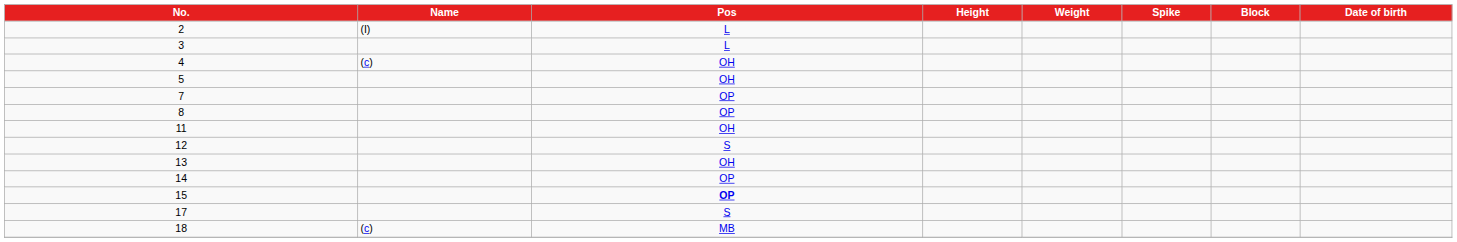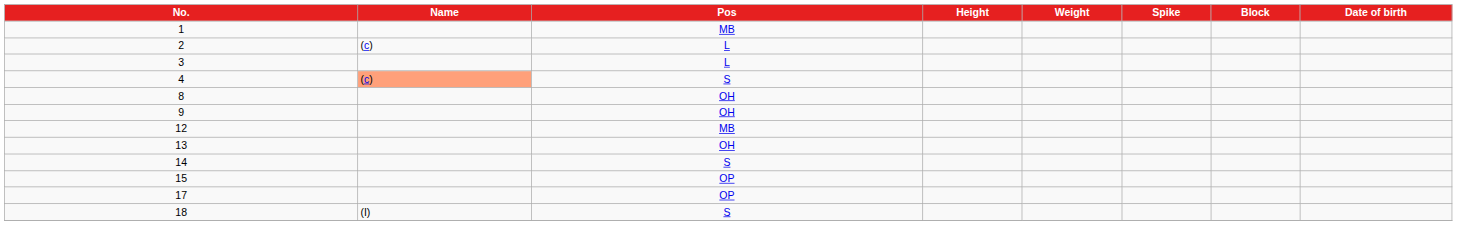+ row: (181, 30)
(365, 30) (I) -> (367, 46) (c)
(367, 63) no background -> (367, 79) lightsalmon background
(727, 63) OH -> (727, 79) S
- row: (181, 79)
- row: (181, 96)
(727, 113) OP -> (727, 96) OH
+ row: (181, 113)
- row: (181, 129)
(727, 146) S -> (727, 129) MB
(727, 179) OP -> (727, 163) S
(727, 196) bold -> (727, 179) normal
(727, 212) S -> (727, 196) OP
(367, 229) (c) -> (365, 212) (I)
(727, 229) MB -> (727, 212) S
